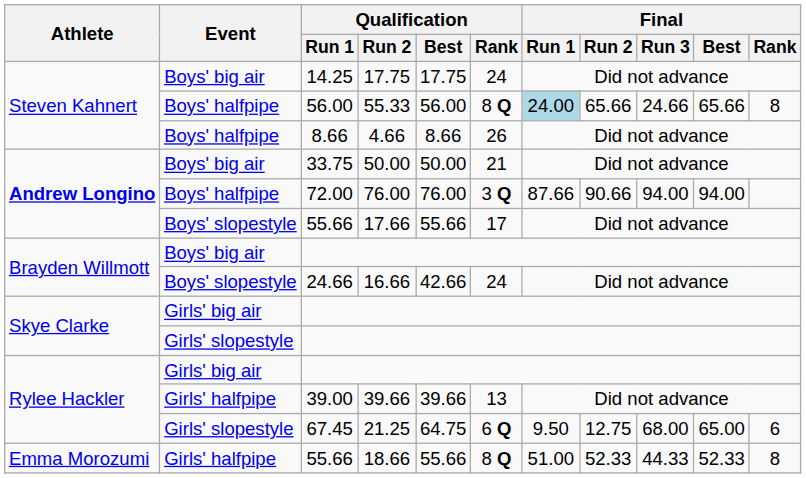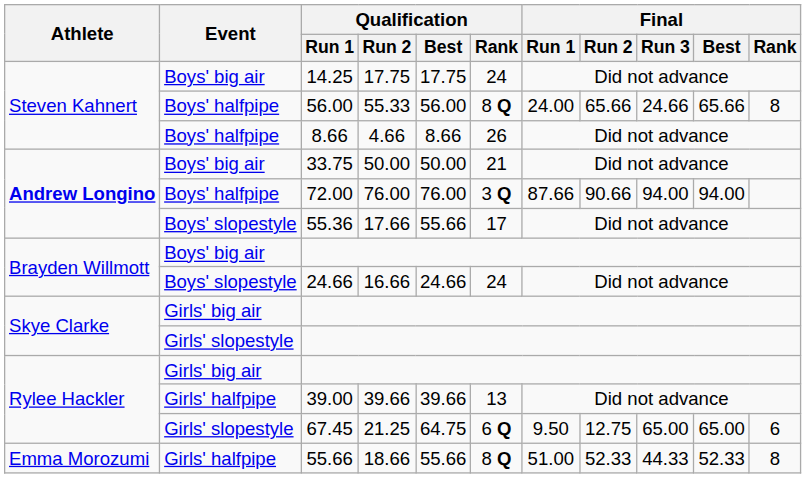(551, 106) lightblue background -> (551, 106) no background
(330, 223) 55.66 -> (330, 223) 55.36
(443, 282) 42.66 -> (443, 282) 24.66
(665, 429) 68.00 -> (665, 429) 65.00
